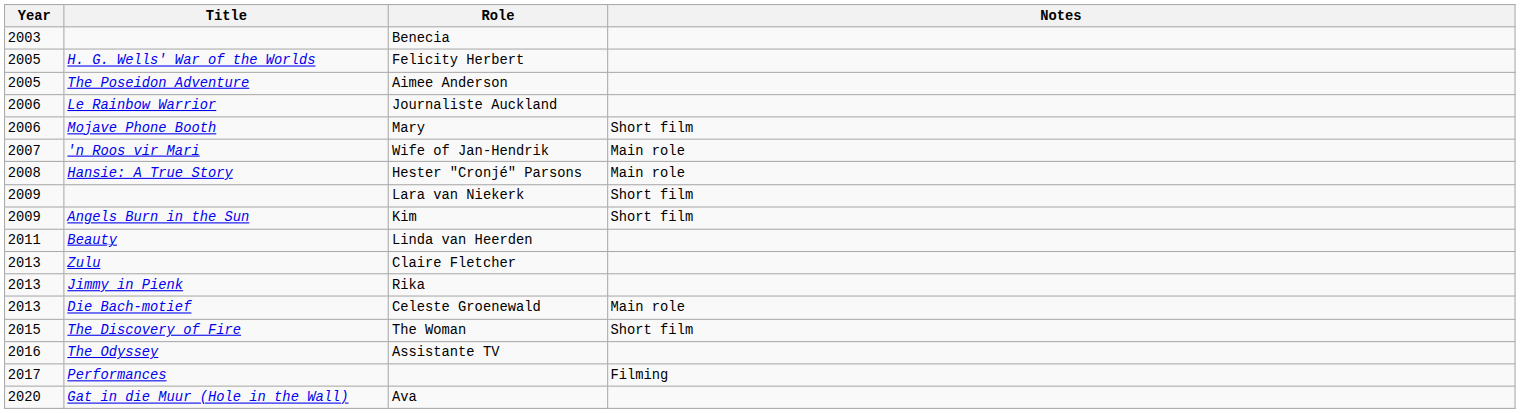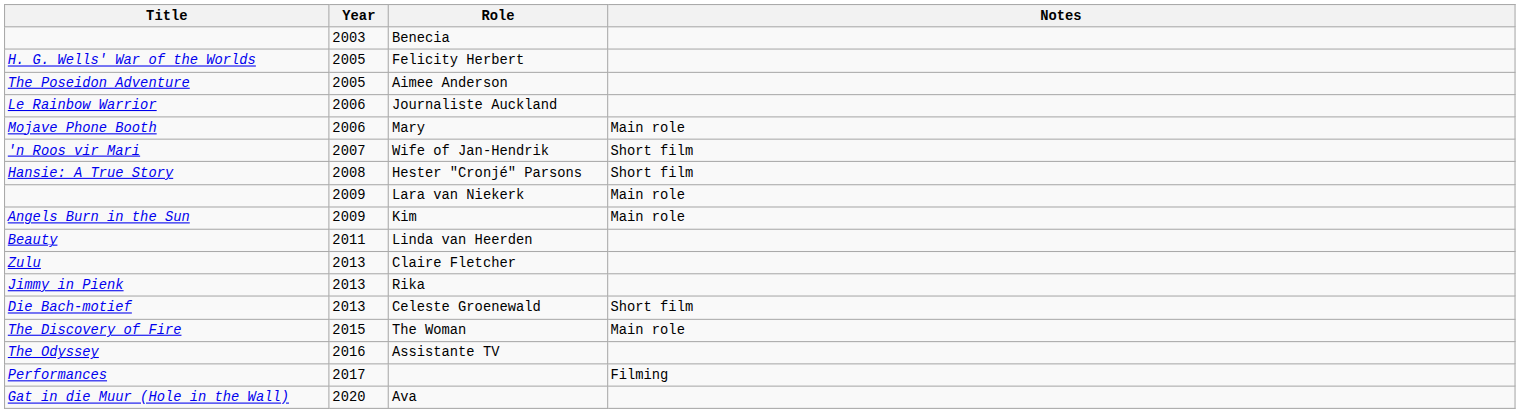columns swapped: (34, 16) <-> (226, 16)
(652, 128) Short film -> (648, 128) Main role
(648, 151) Main role -> (652, 151) Short film
(648, 173) Main role -> (652, 173) Short film
(652, 195) Short film -> (648, 195) Main role
(652, 218) Short film -> (648, 218) Main role
(648, 308) Main role -> (652, 308) Short film
(652, 330) Short film -> (648, 330) Main role
